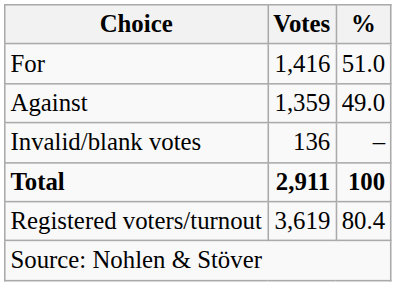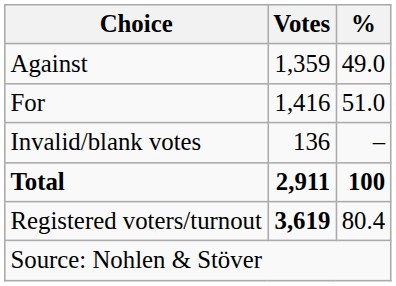rows swapped: (28, 63) <-> (49, 102)
(302, 220) normal -> (302, 220) bold
